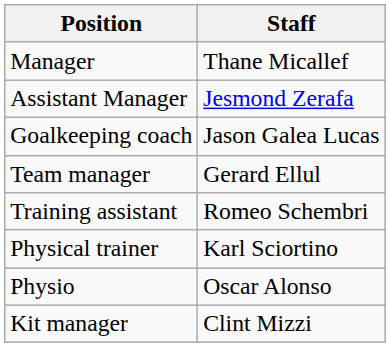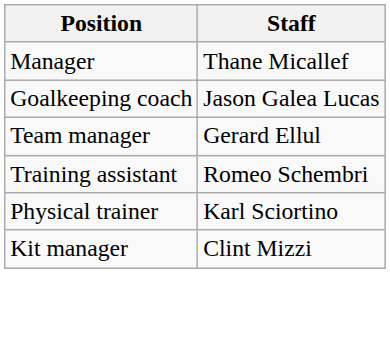- row: (99, 98)
- row: (42, 286)
